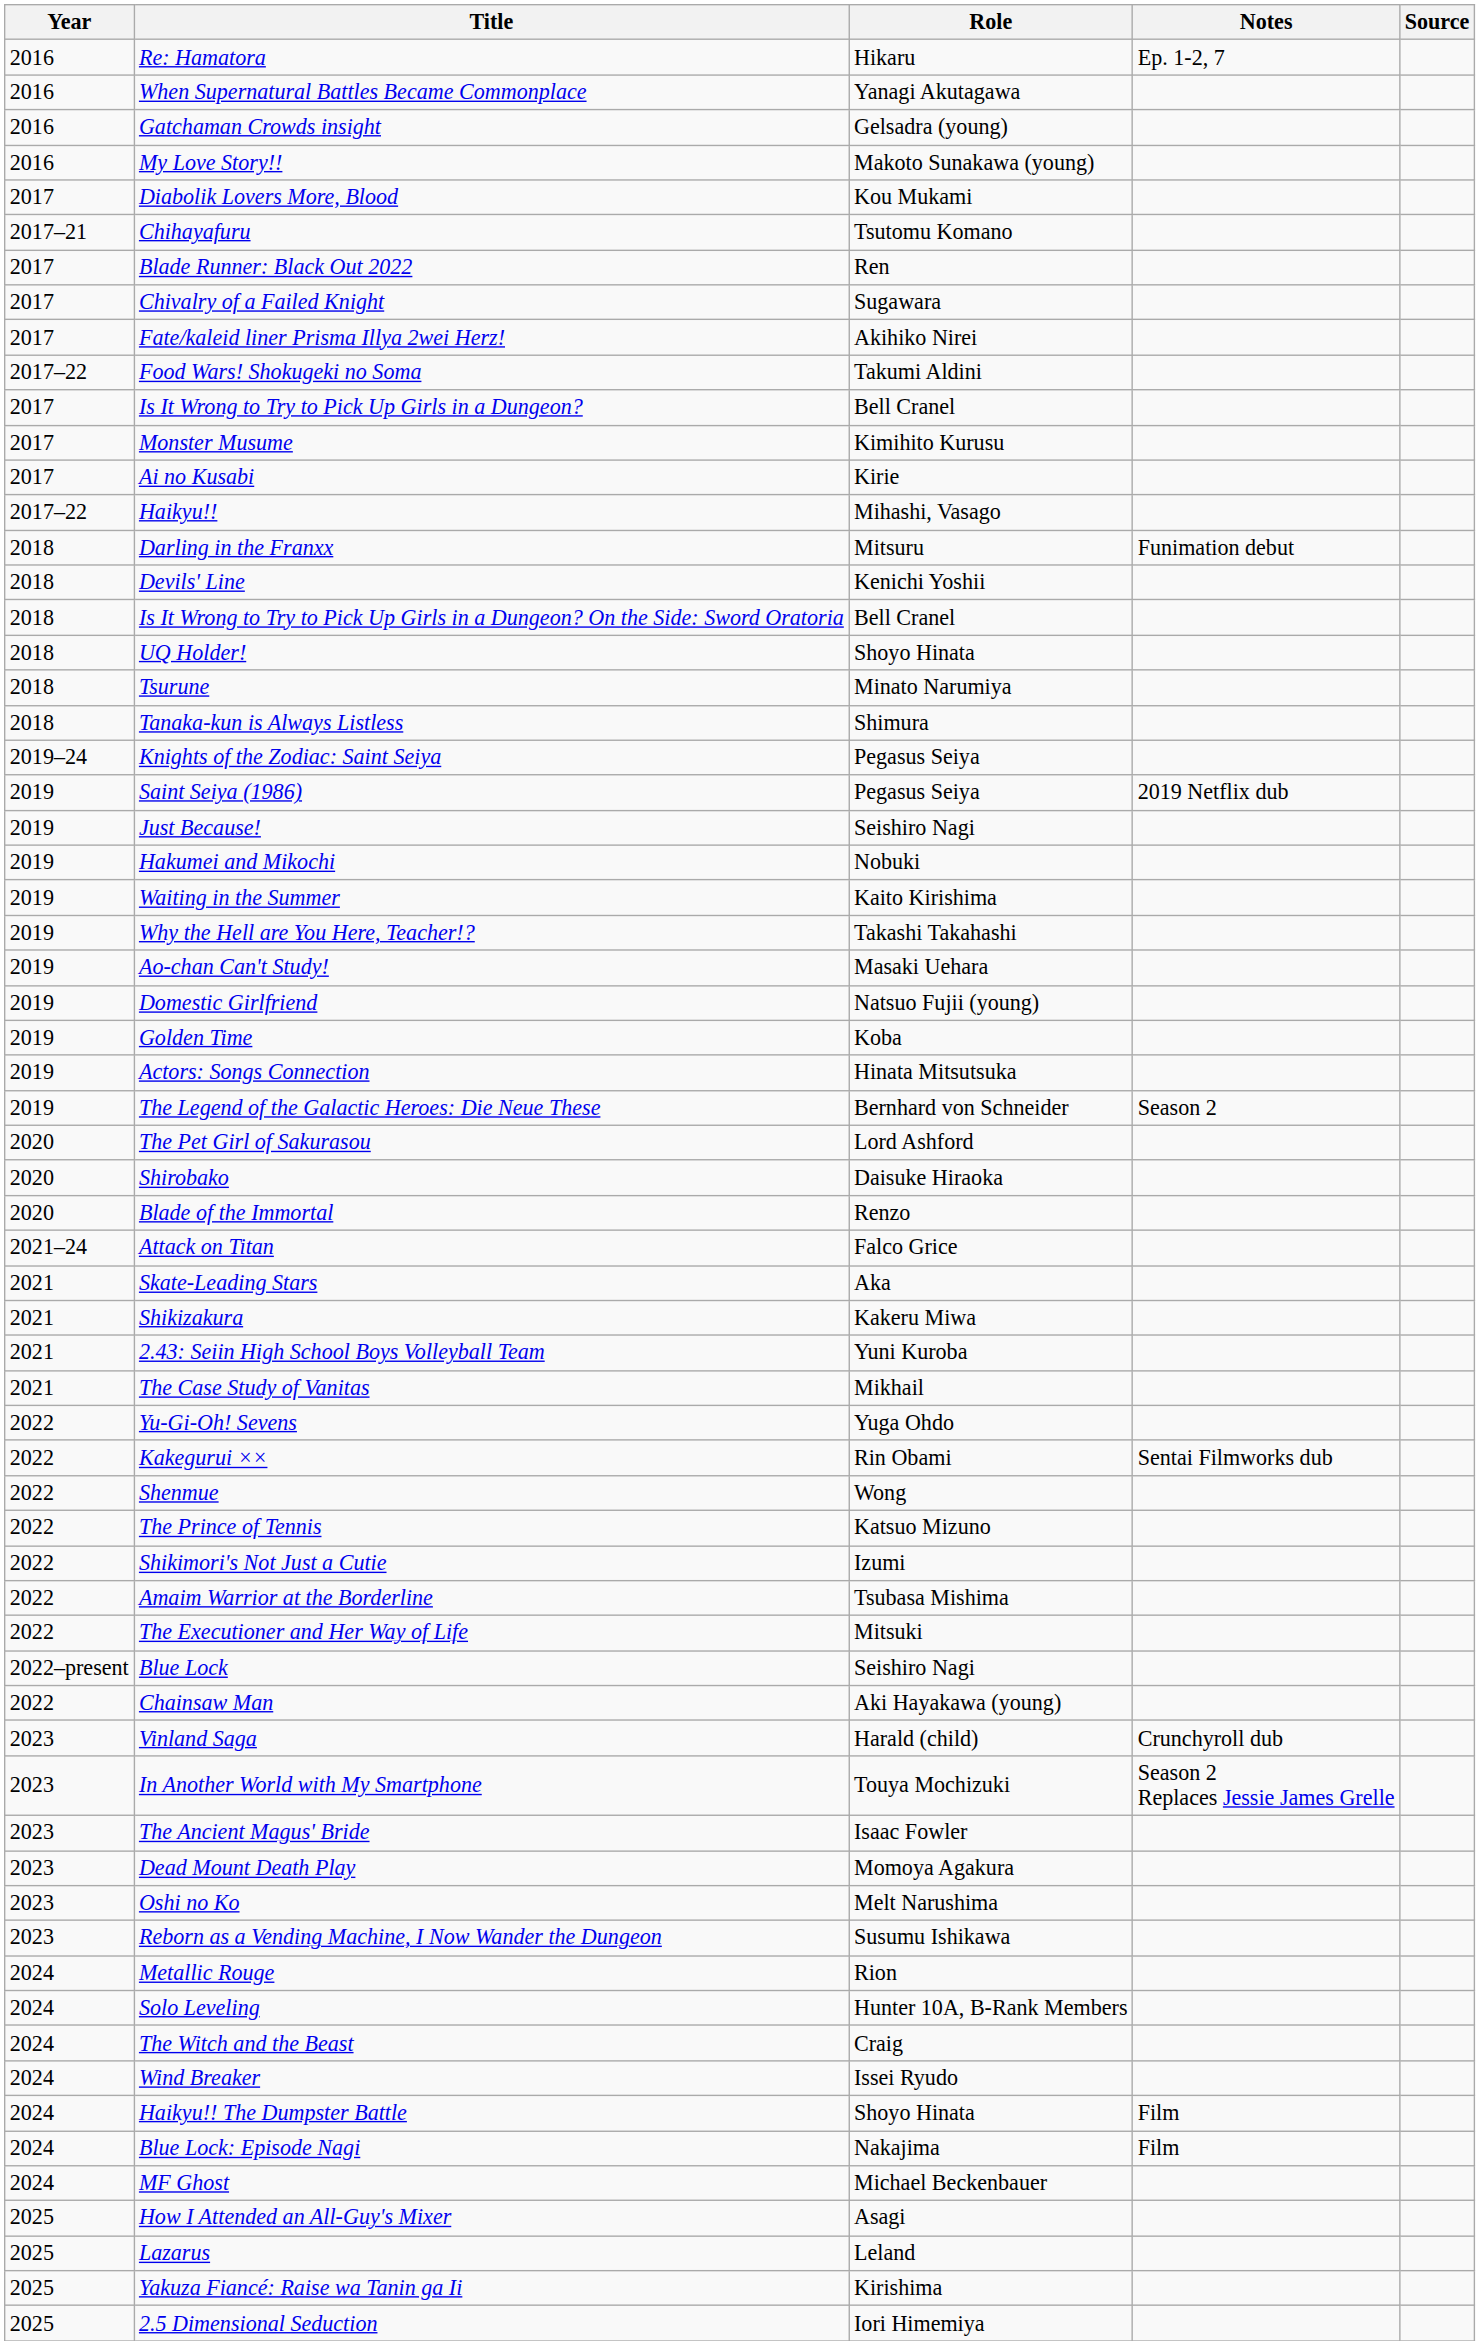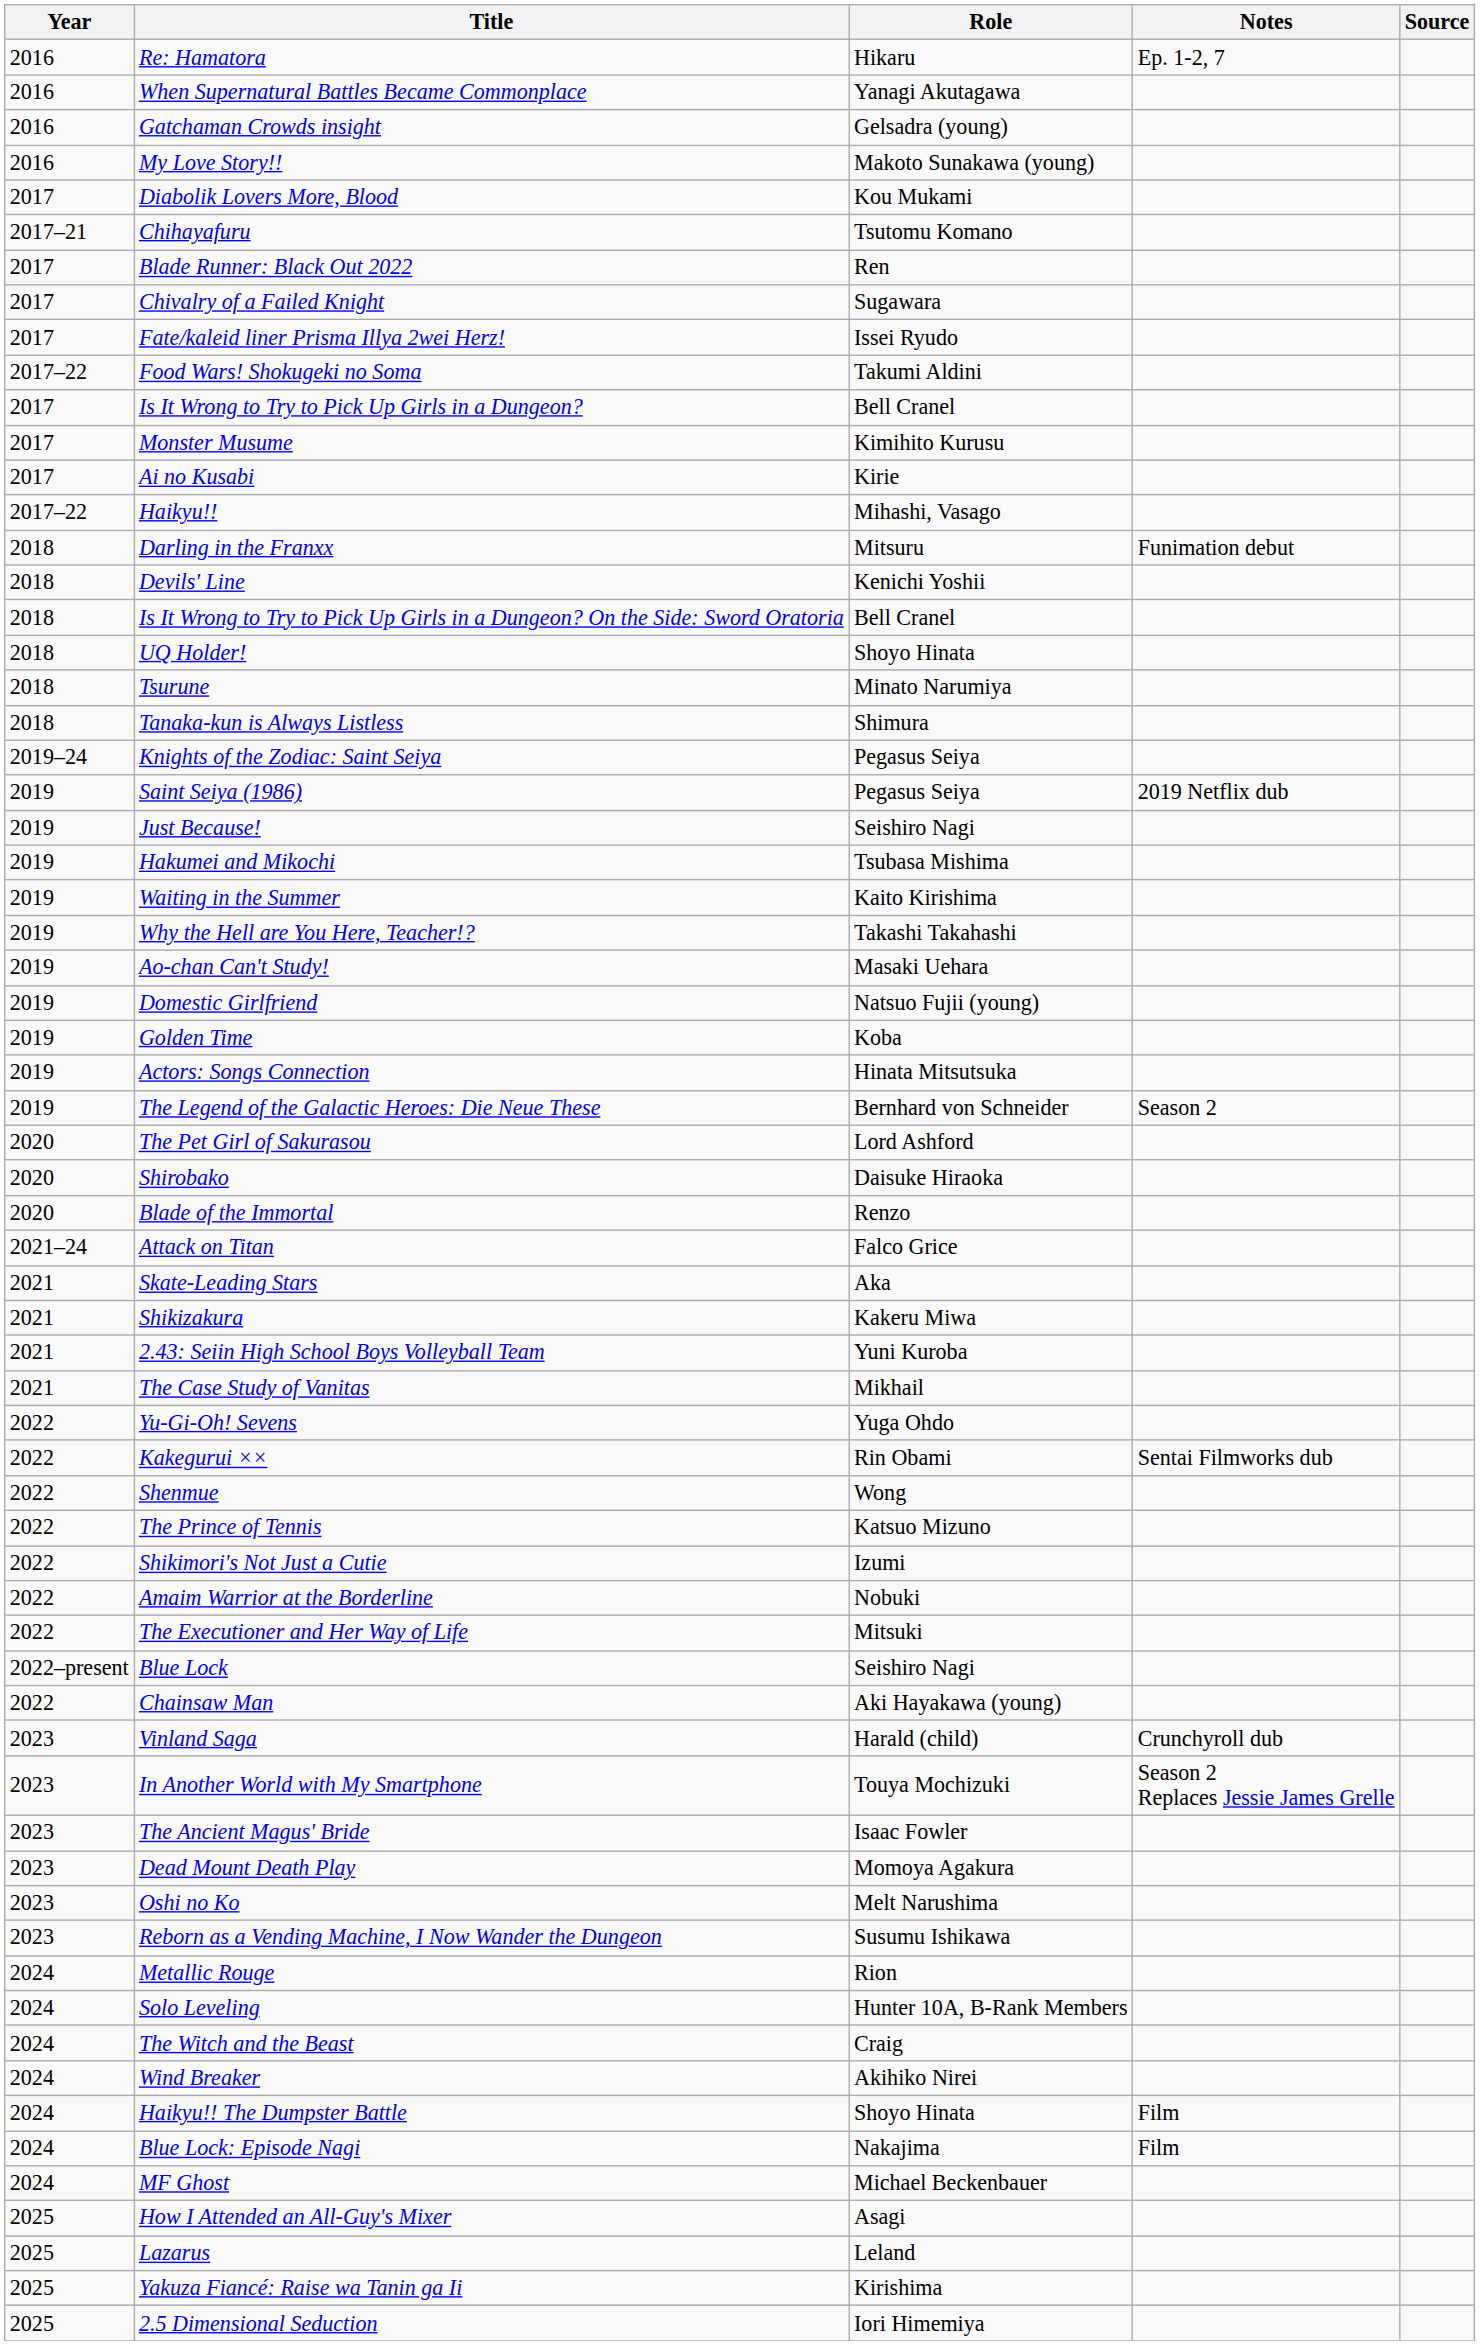(916, 337) Akihiko Nirei -> (906, 337) Issei Ryudo
(887, 862) Nobuki -> (931, 862) Tsubasa Mishima
(931, 1597) Tsubasa Mishima -> (887, 1597) Nobuki
(906, 2077) Issei Ryudo -> (916, 2077) Akihiko Nirei
